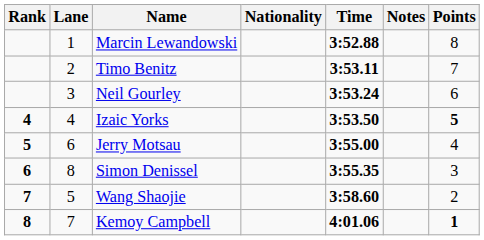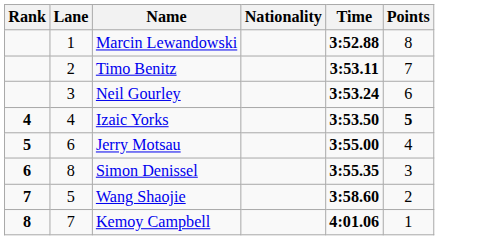- column: (406, 17)
(454, 222) bold -> (408, 222) normal
